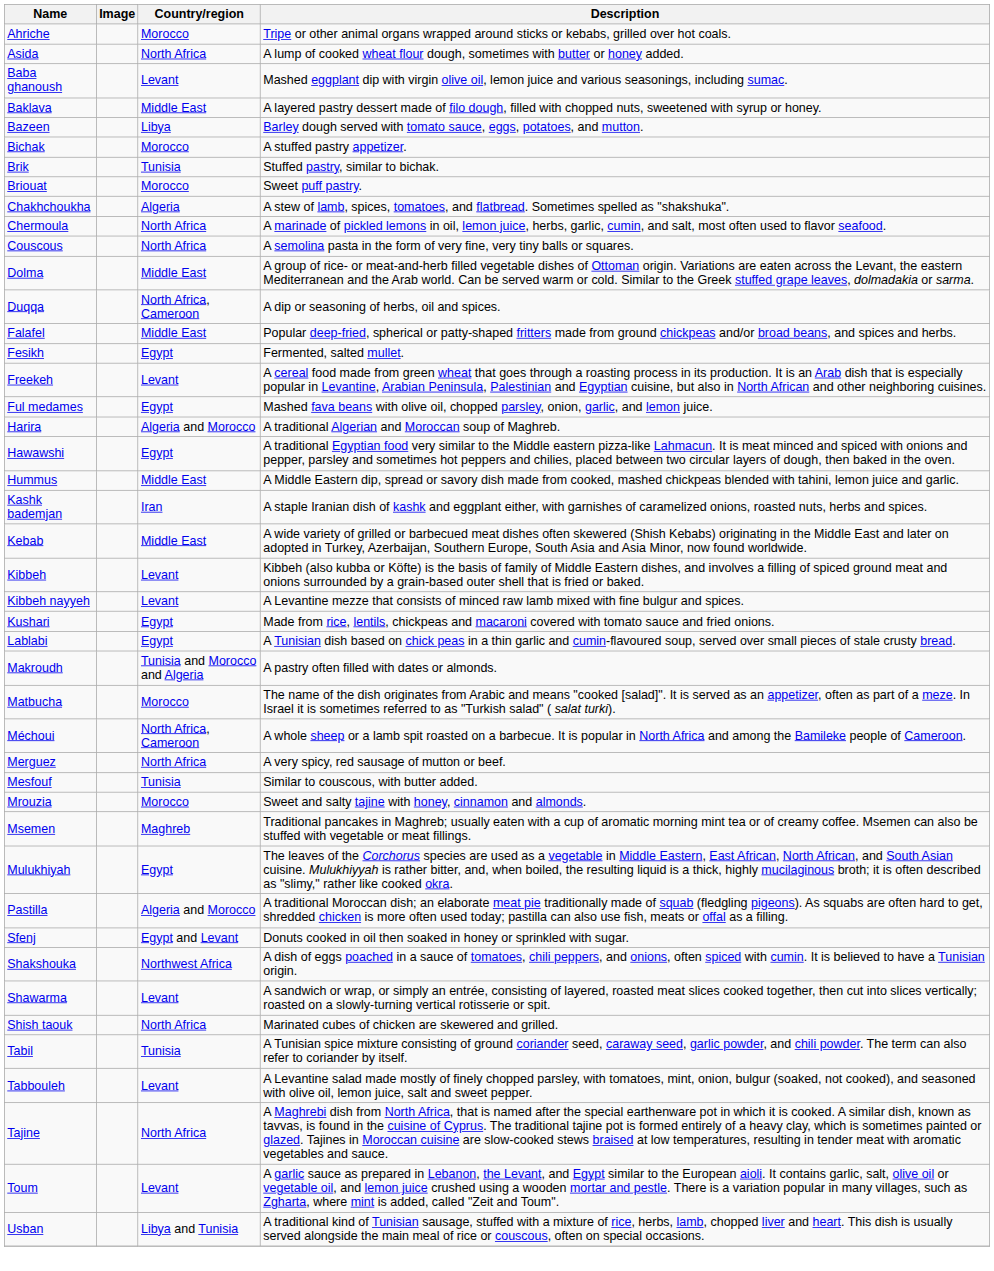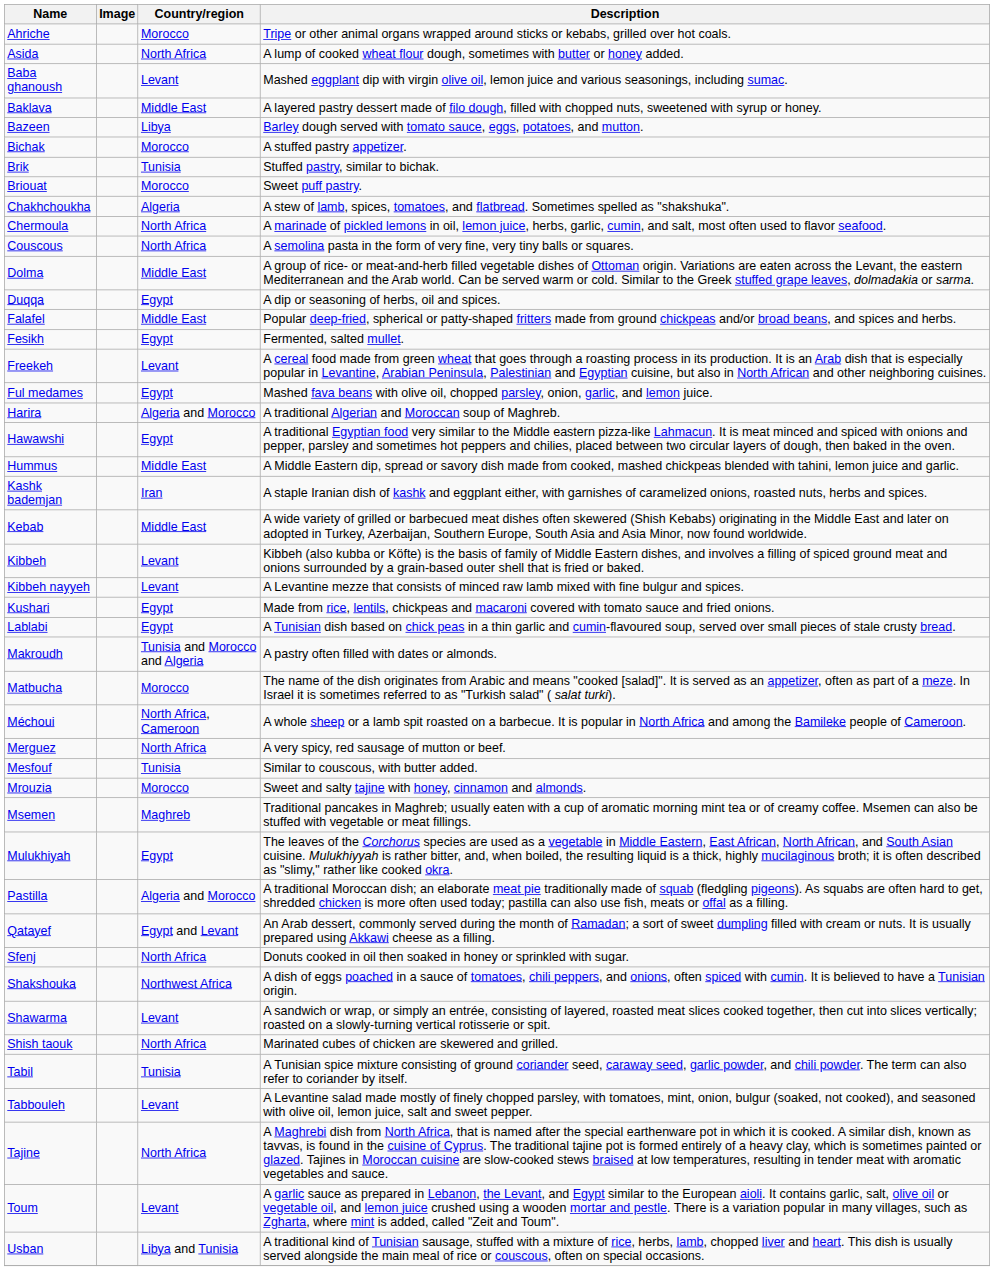(175, 306) North Africa, Cameroon -> (157, 299) Egypt
+ row: (29, 930)
(190, 937) Egypt and Levant -> (174, 957) North Africa
